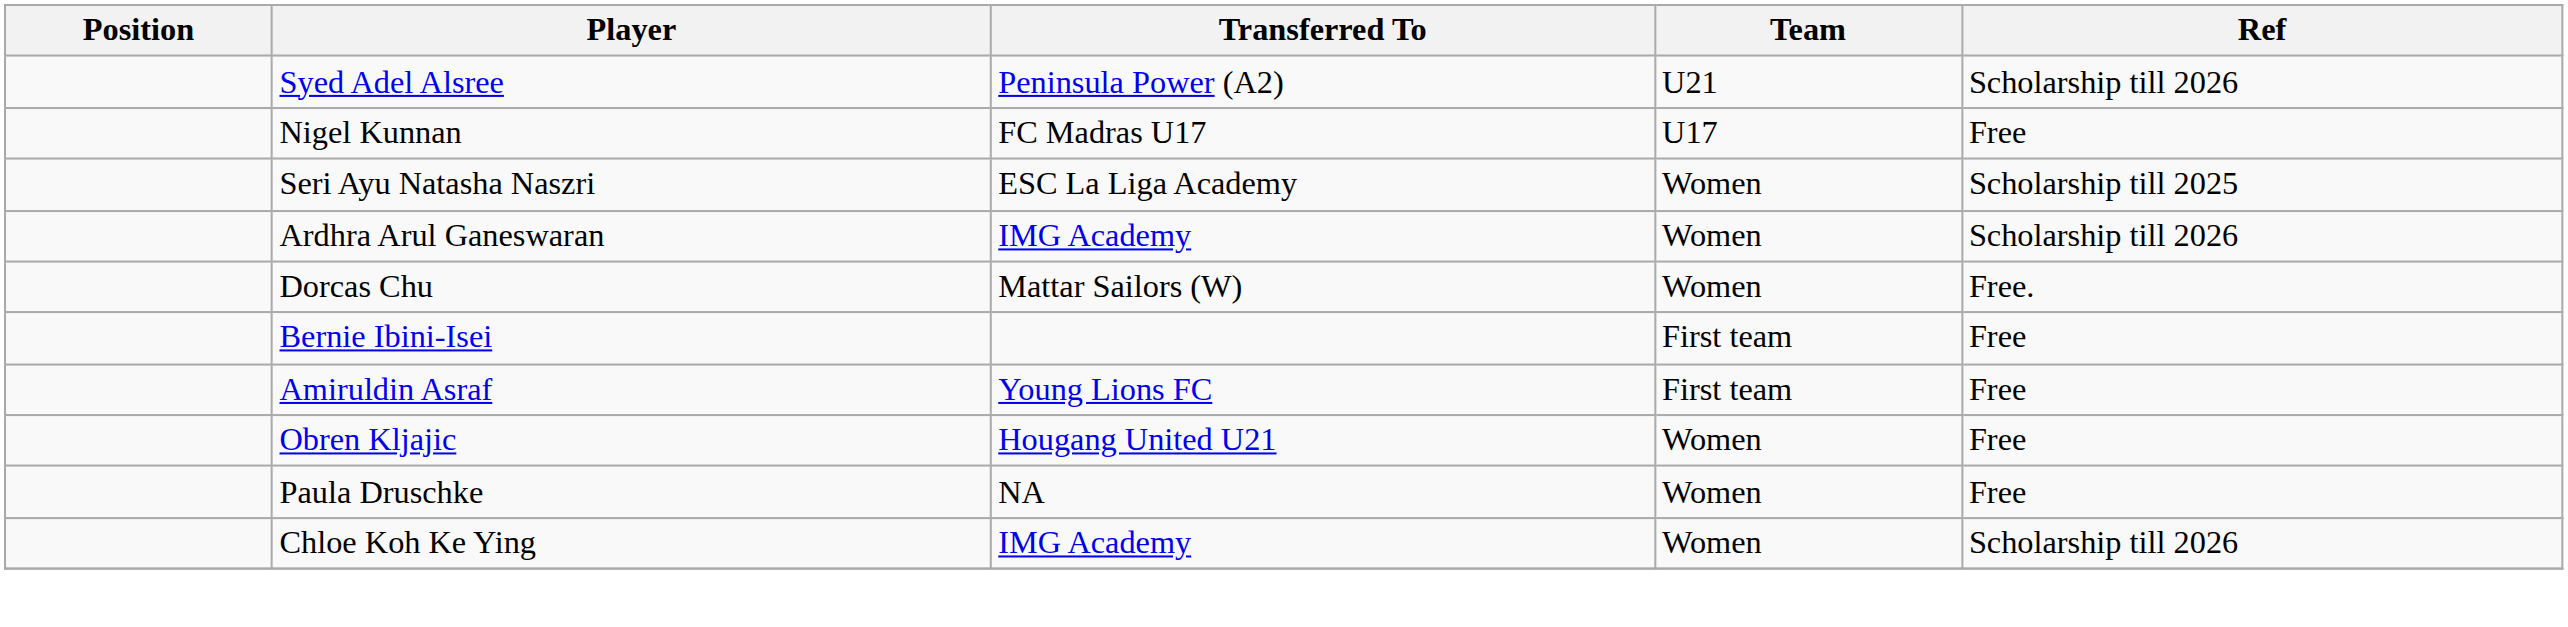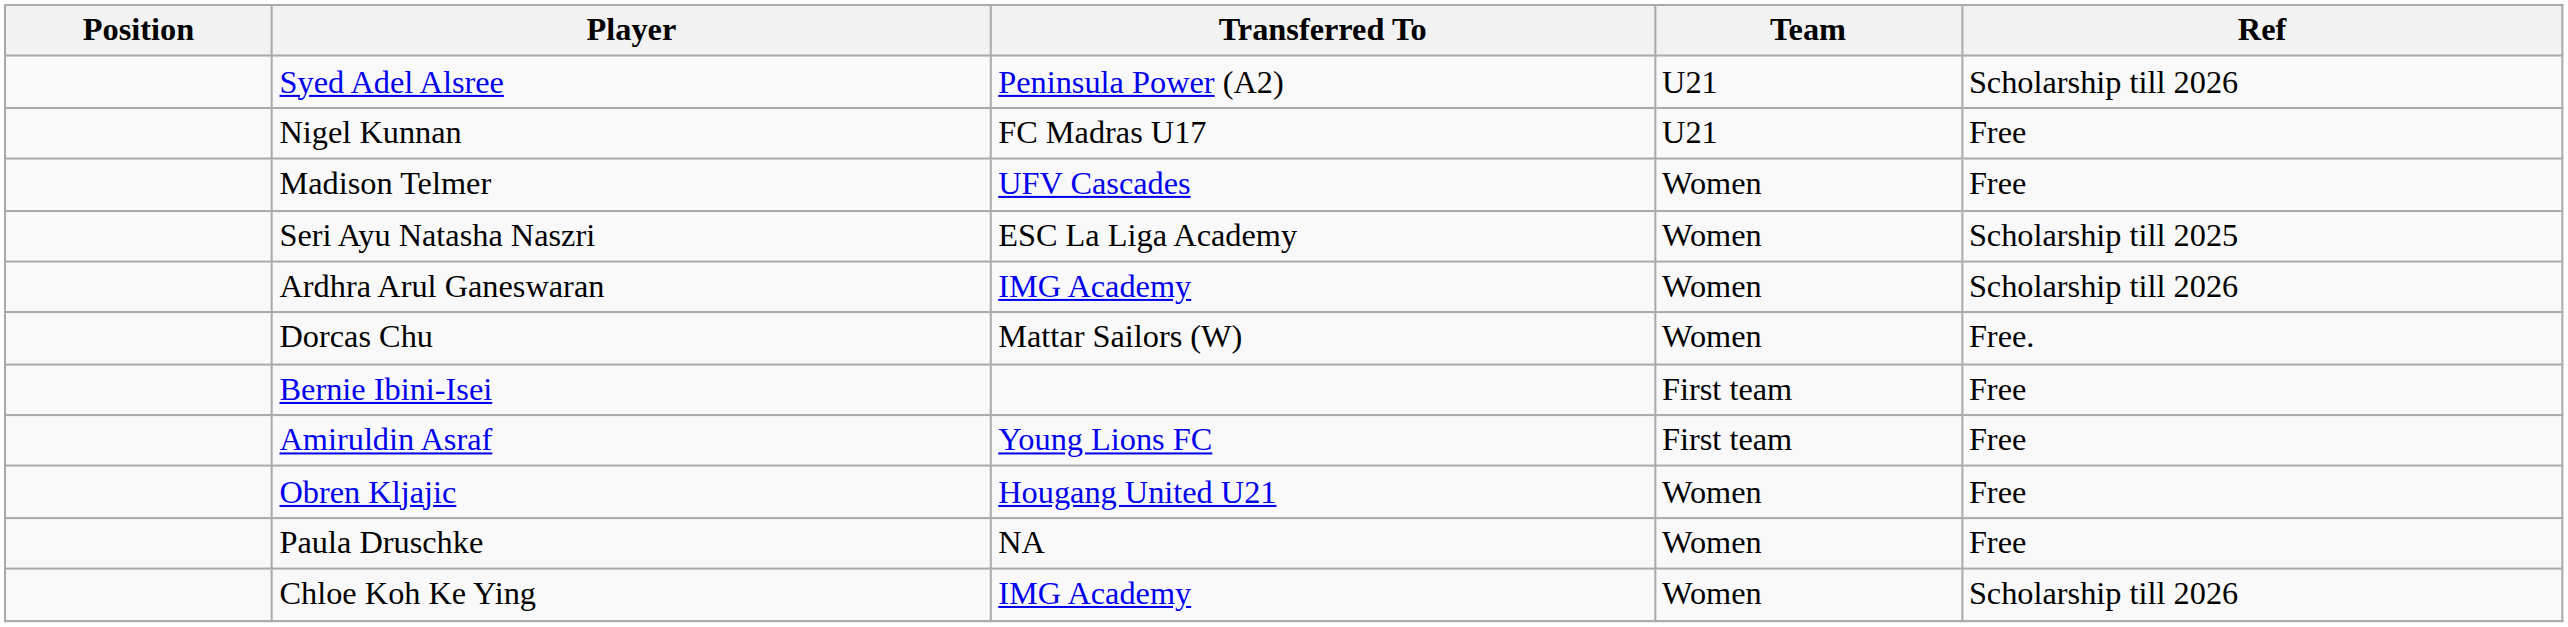(1690, 132) U17 -> (1690, 132) U21
+ row: (385, 183)
